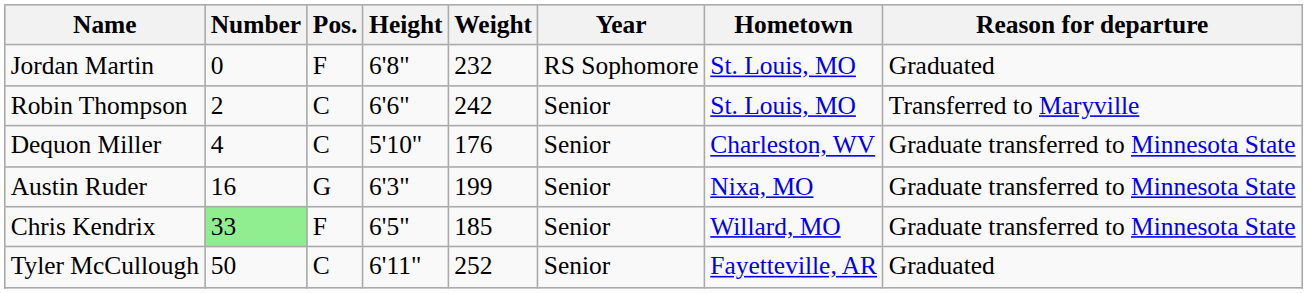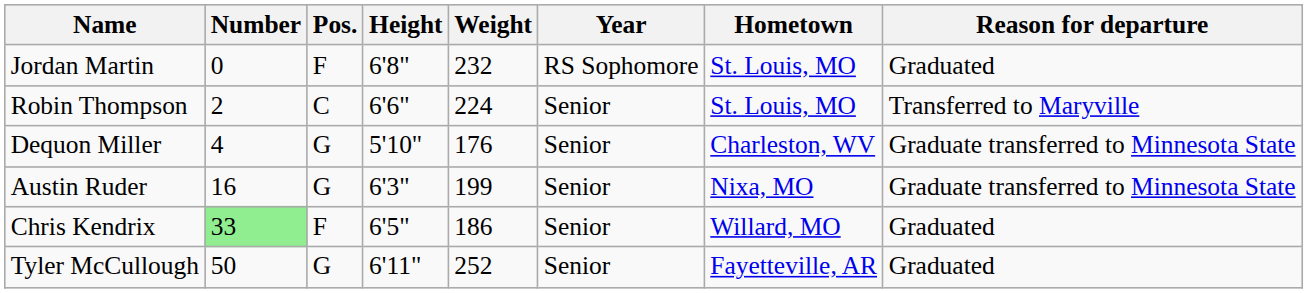(473, 105) 242 -> (473, 105) 224
(321, 145) C -> (322, 145) G
(473, 226) 185 -> (473, 226) 186
(1092, 226) Graduate transferred to Minnesota State -> (942, 226) Graduated
(321, 266) C -> (322, 266) G
